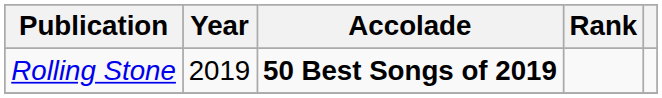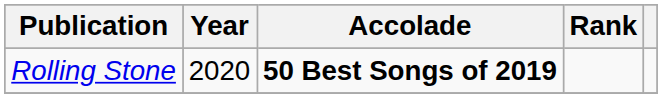(219, 70) 2019 -> (219, 70) 2020
